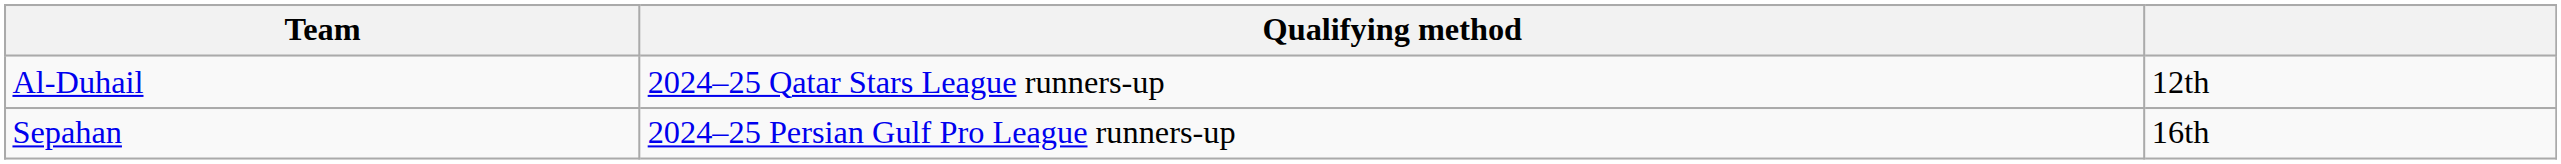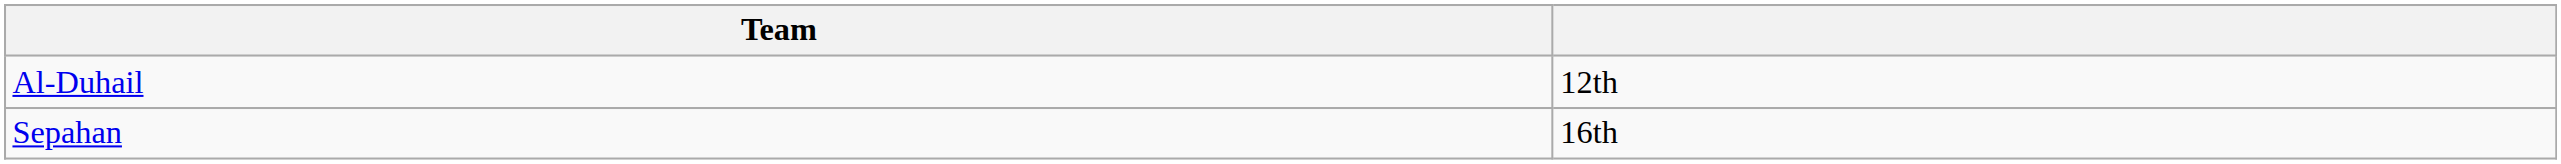- column: (1392, 30)
